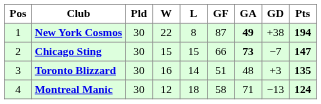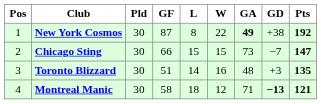columns swapped: (166, 13) <-> (221, 13)
(303, 32) 194 -> (303, 32) 192
(248, 51) bold -> (248, 51) normal
(275, 89) normal -> (275, 89) bold
(303, 89) 124 -> (303, 89) 121
